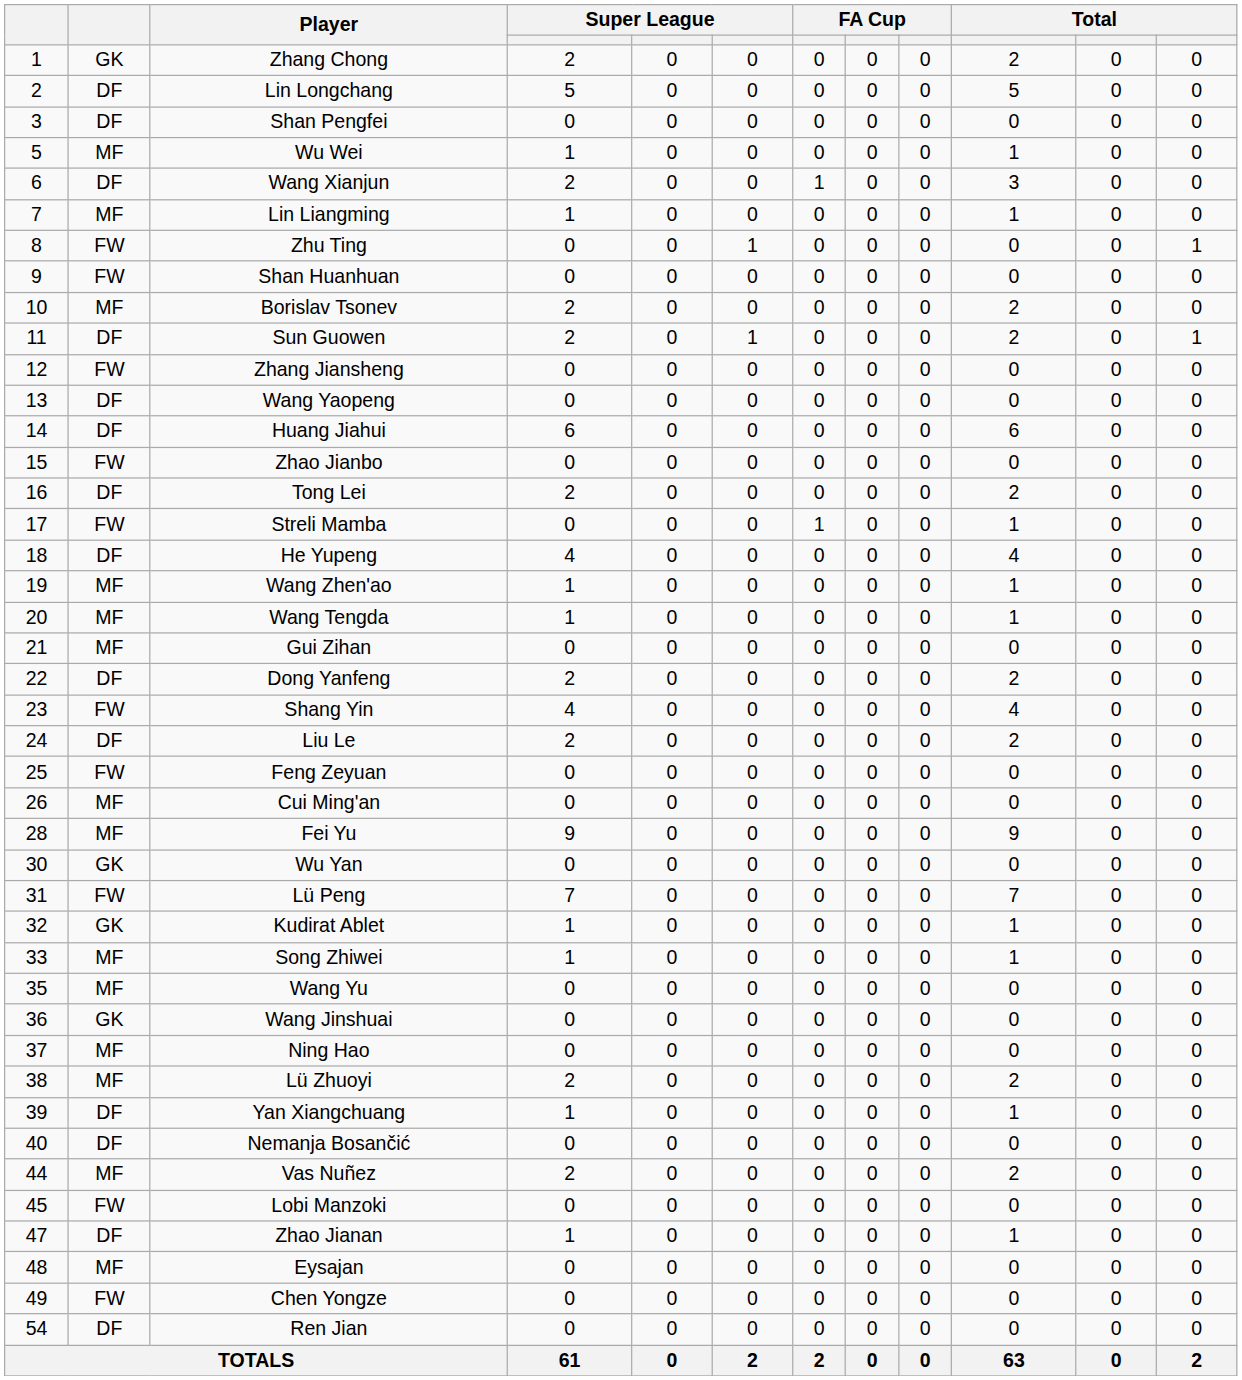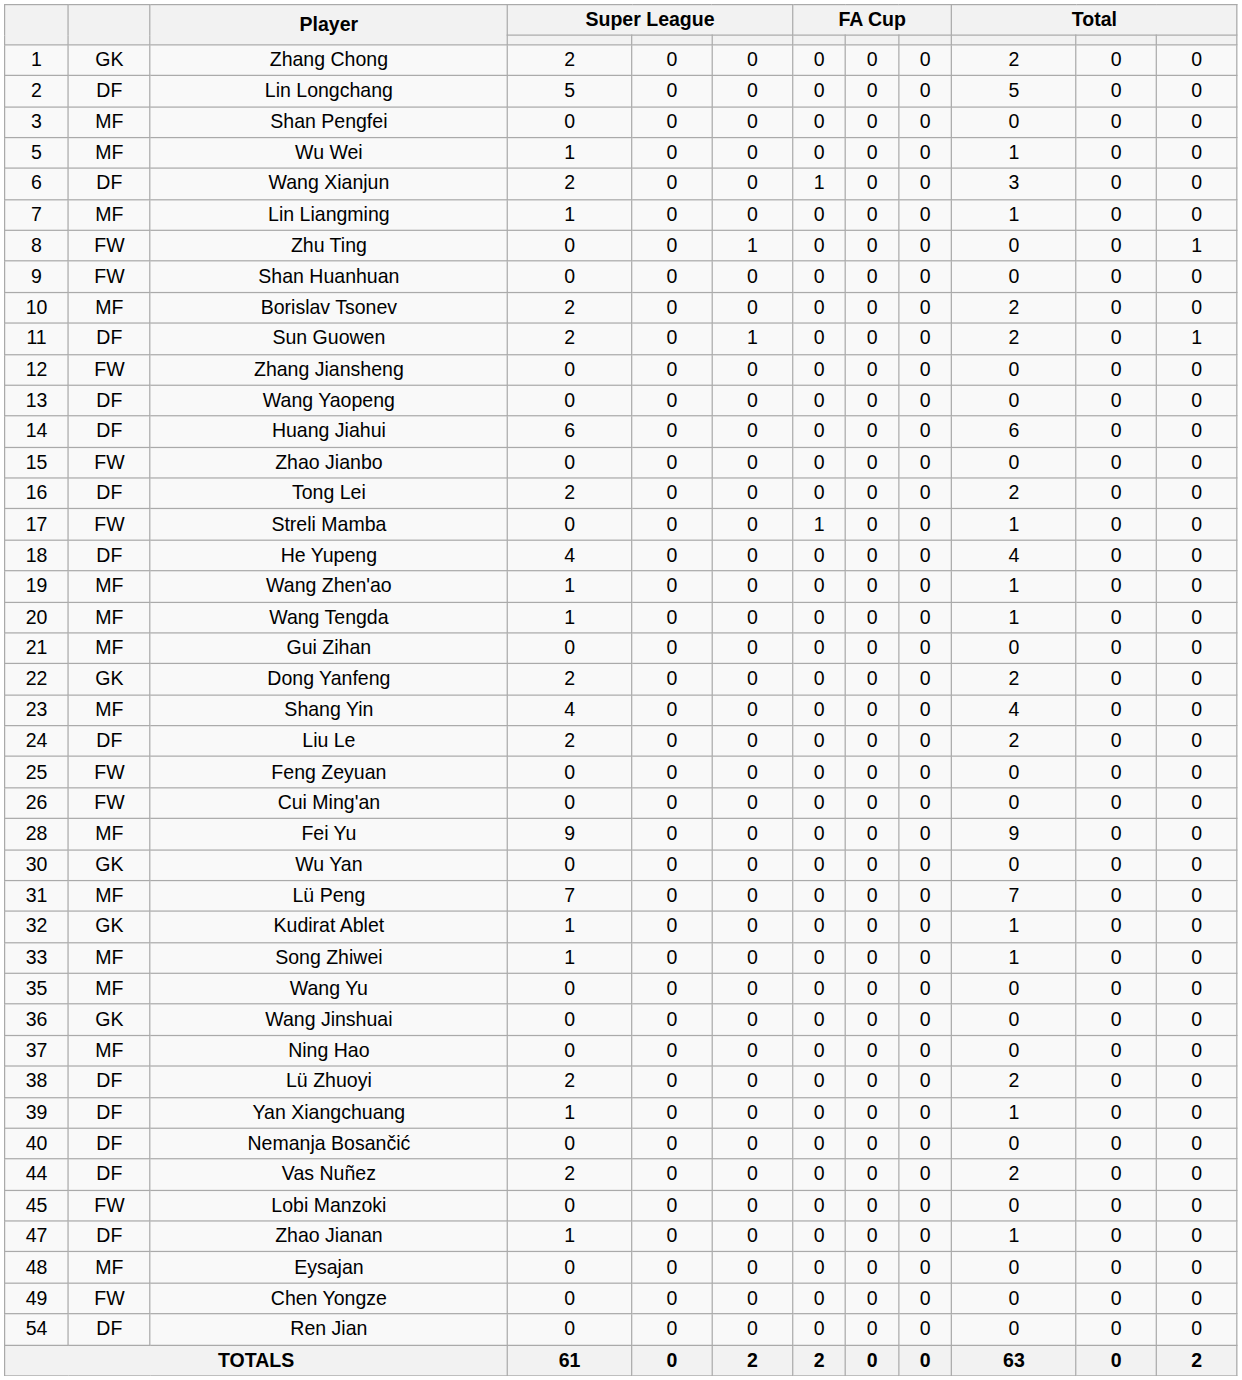(109, 121) DF -> (109, 121) MF
(109, 679) DF -> (109, 679) GK
(109, 710) FW -> (109, 710) MF
(109, 802) MF -> (109, 802) FW
(109, 895) FW -> (109, 895) MF
(109, 1081) MF -> (109, 1081) DF
(109, 1174) MF -> (109, 1174) DF
